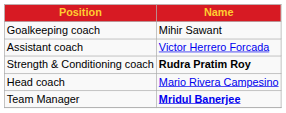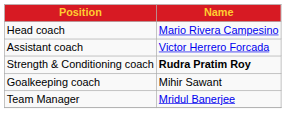rows swapped: (36, 82) <-> (53, 30)
(200, 99) bold -> (197, 99) normal
